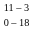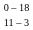rows swapped: (16, 22) <-> (16, 8)
